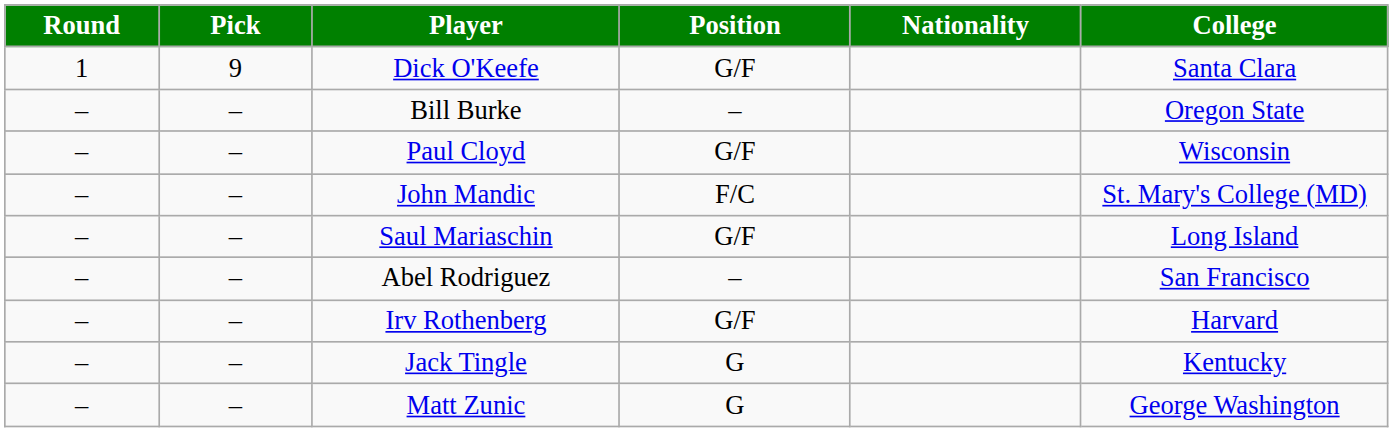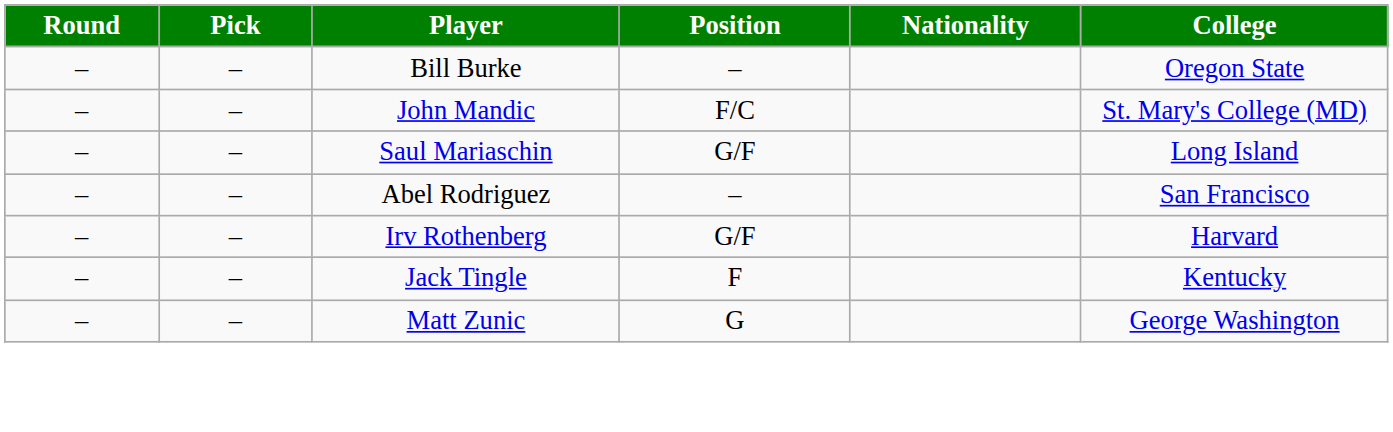- row: (466, 67)
- row: (466, 151)
(735, 362) G -> (735, 278) F
